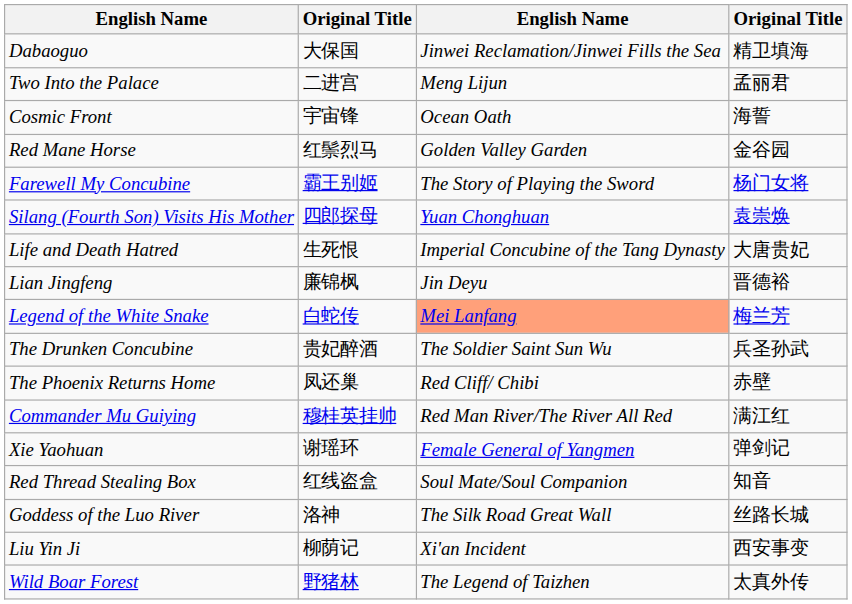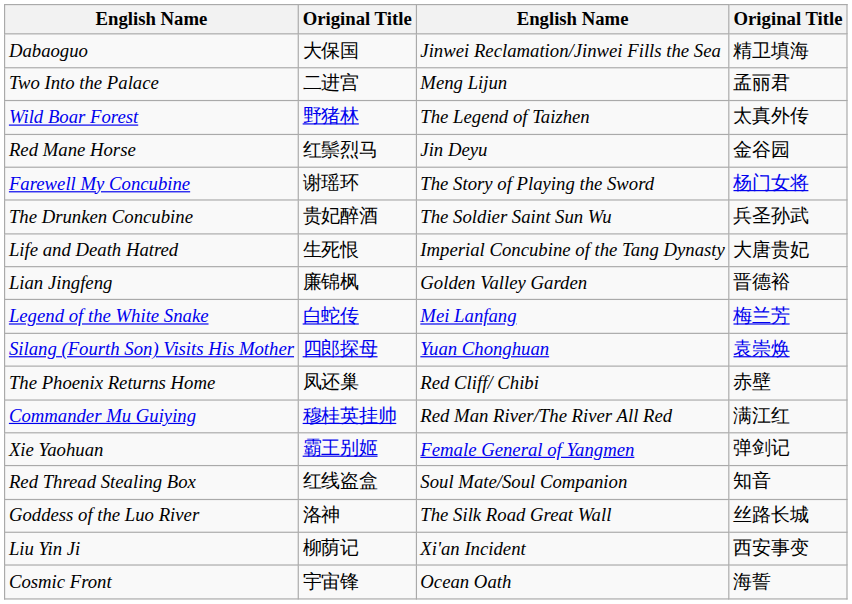rows swapped: (60, 117) <-> (74, 581)
(504, 150) Golden Valley Garden -> (454, 150) Jin Deyu
(340, 182) 霸王别姬 -> (331, 182) 谢瑶环
rows swapped: (101, 349) <-> (151, 216)
(454, 283) Jin Deyu -> (504, 283) Golden Valley Garden
(468, 316) lightsalmon background -> (468, 316) no background
(331, 448) 谢瑶环 -> (340, 448) 霸王别姬
